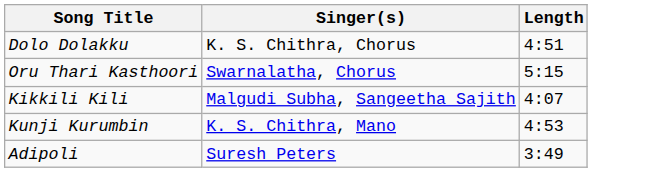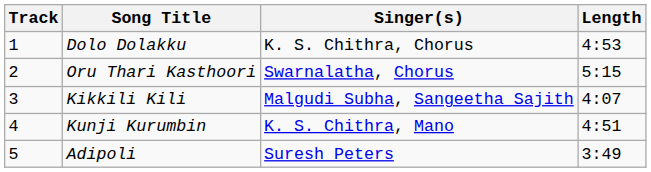+ column: (34, 18)
(544, 45) 4:51 -> (602, 45) 4:53
(544, 127) 4:53 -> (602, 127) 4:51
